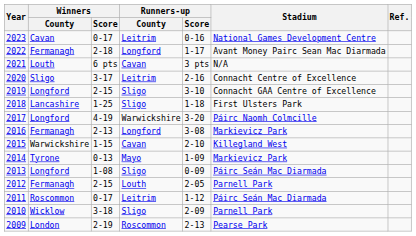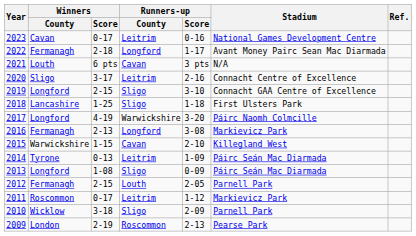(131, 158) Mayo -> (139, 158) Leitrim
(250, 158) Markievicz Park -> (270, 158) Páirc Seán Mac Diarmada
(270, 198) Páirc Seán Mac Diarmada -> (250, 198) Markievicz Park
